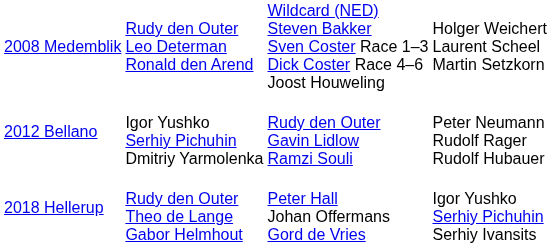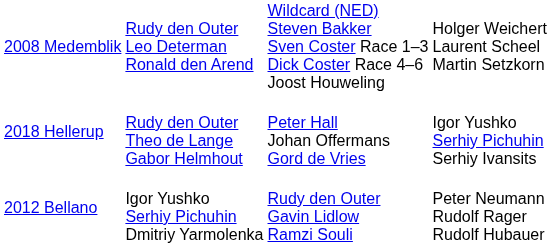rows swapped: (51, 132) <-> (54, 208)
